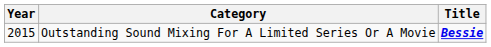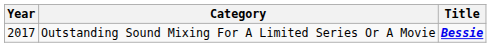(21, 33) 2015 -> (21, 33) 2017
